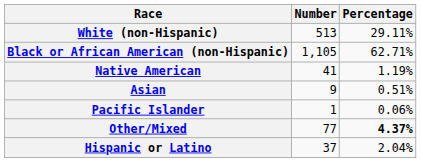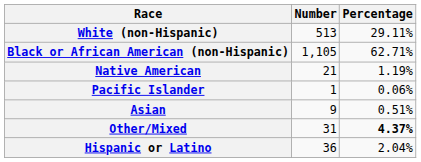(330, 71) 41 -> (330, 71) 21
rows swapped: (148, 90) <-> (148, 109)
(330, 128) 77 -> (330, 128) 31
(330, 147) 37 -> (330, 147) 36
